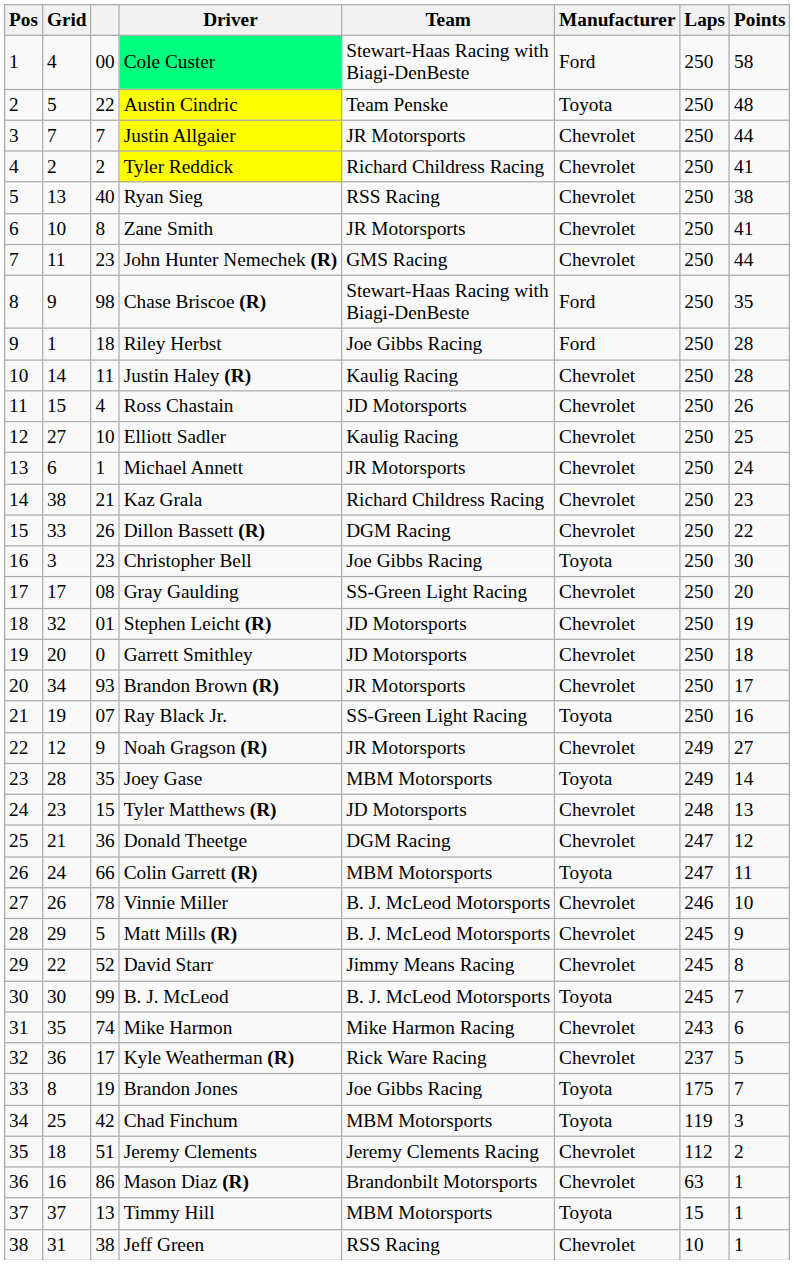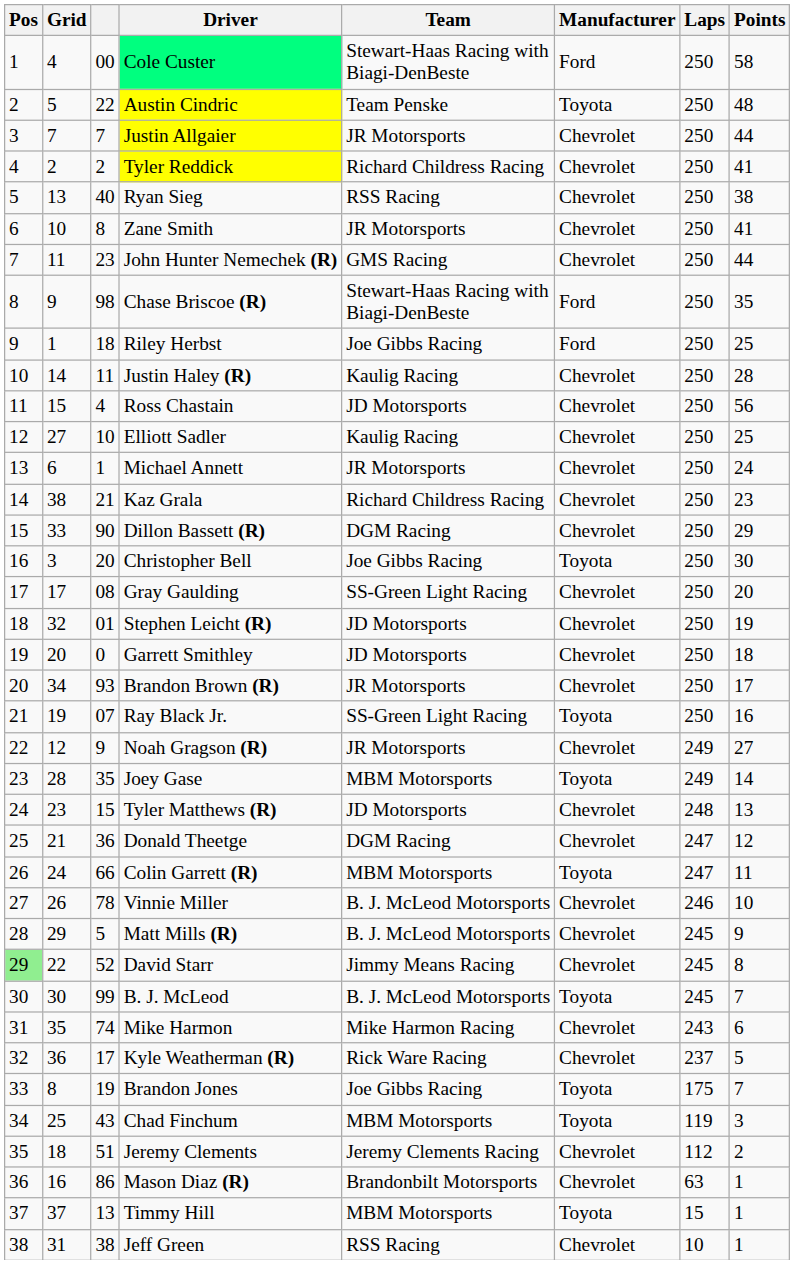(744, 343) 28 -> (744, 343) 25
(744, 405) 26 -> (744, 405) 56
(105, 529) 26 -> (105, 529) 90
(744, 529) 22 -> (744, 529) 29
(105, 560) 23 -> (105, 560) 20
(19, 964) no background -> (19, 964) lightgreen background
(105, 1119) 42 -> (105, 1119) 43
